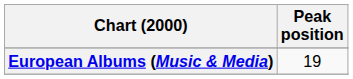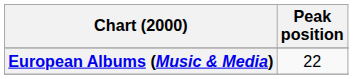(312, 61) 19 -> (312, 61) 22
